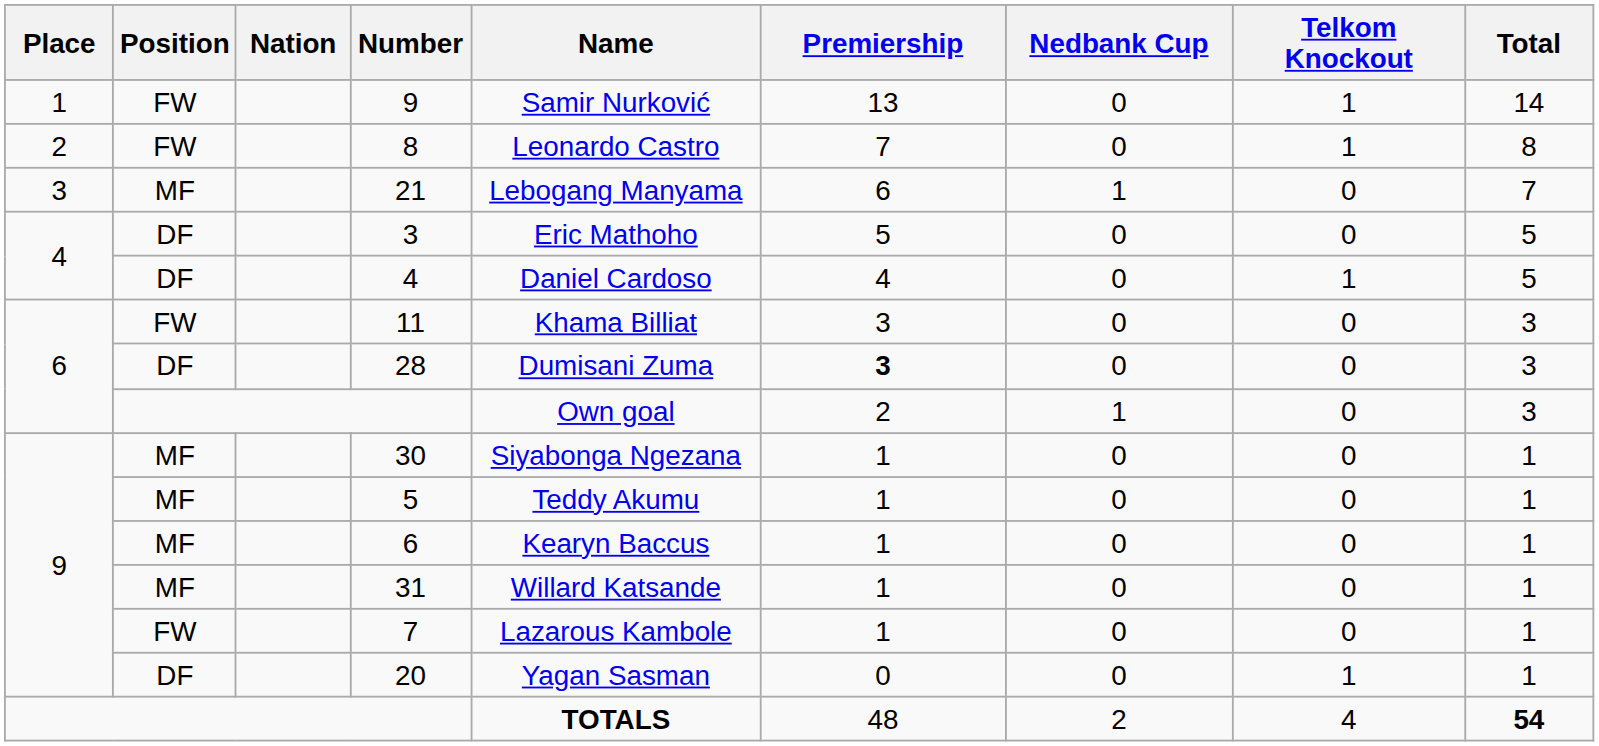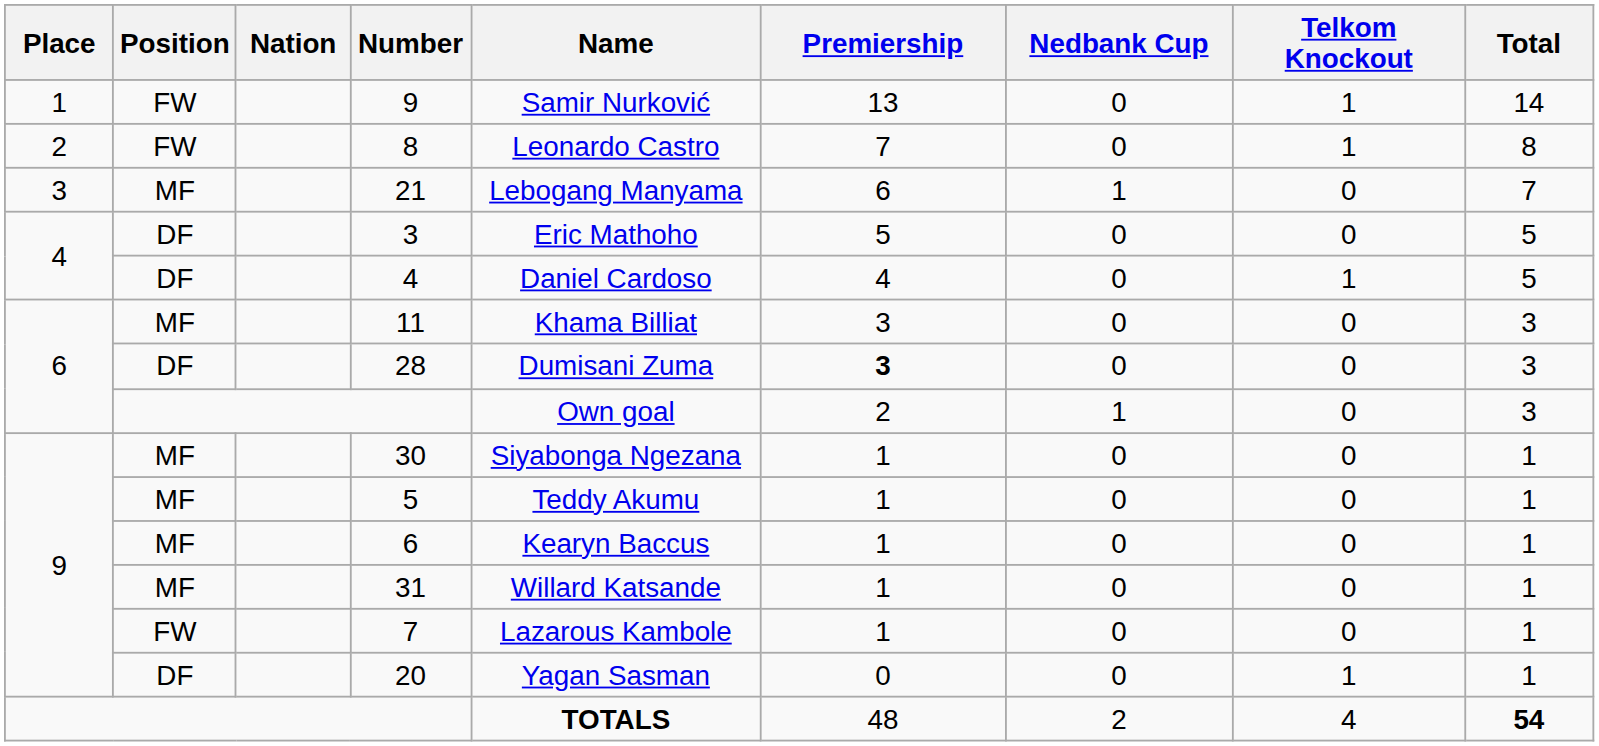(175, 322) FW -> (175, 322) MF
